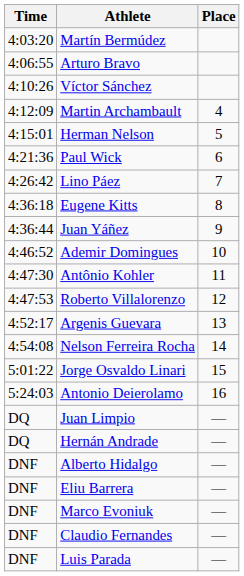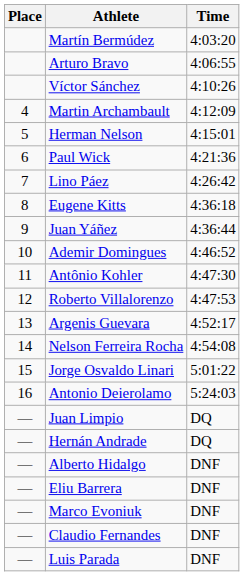columns swapped: (219, 16) <-> (31, 16)
